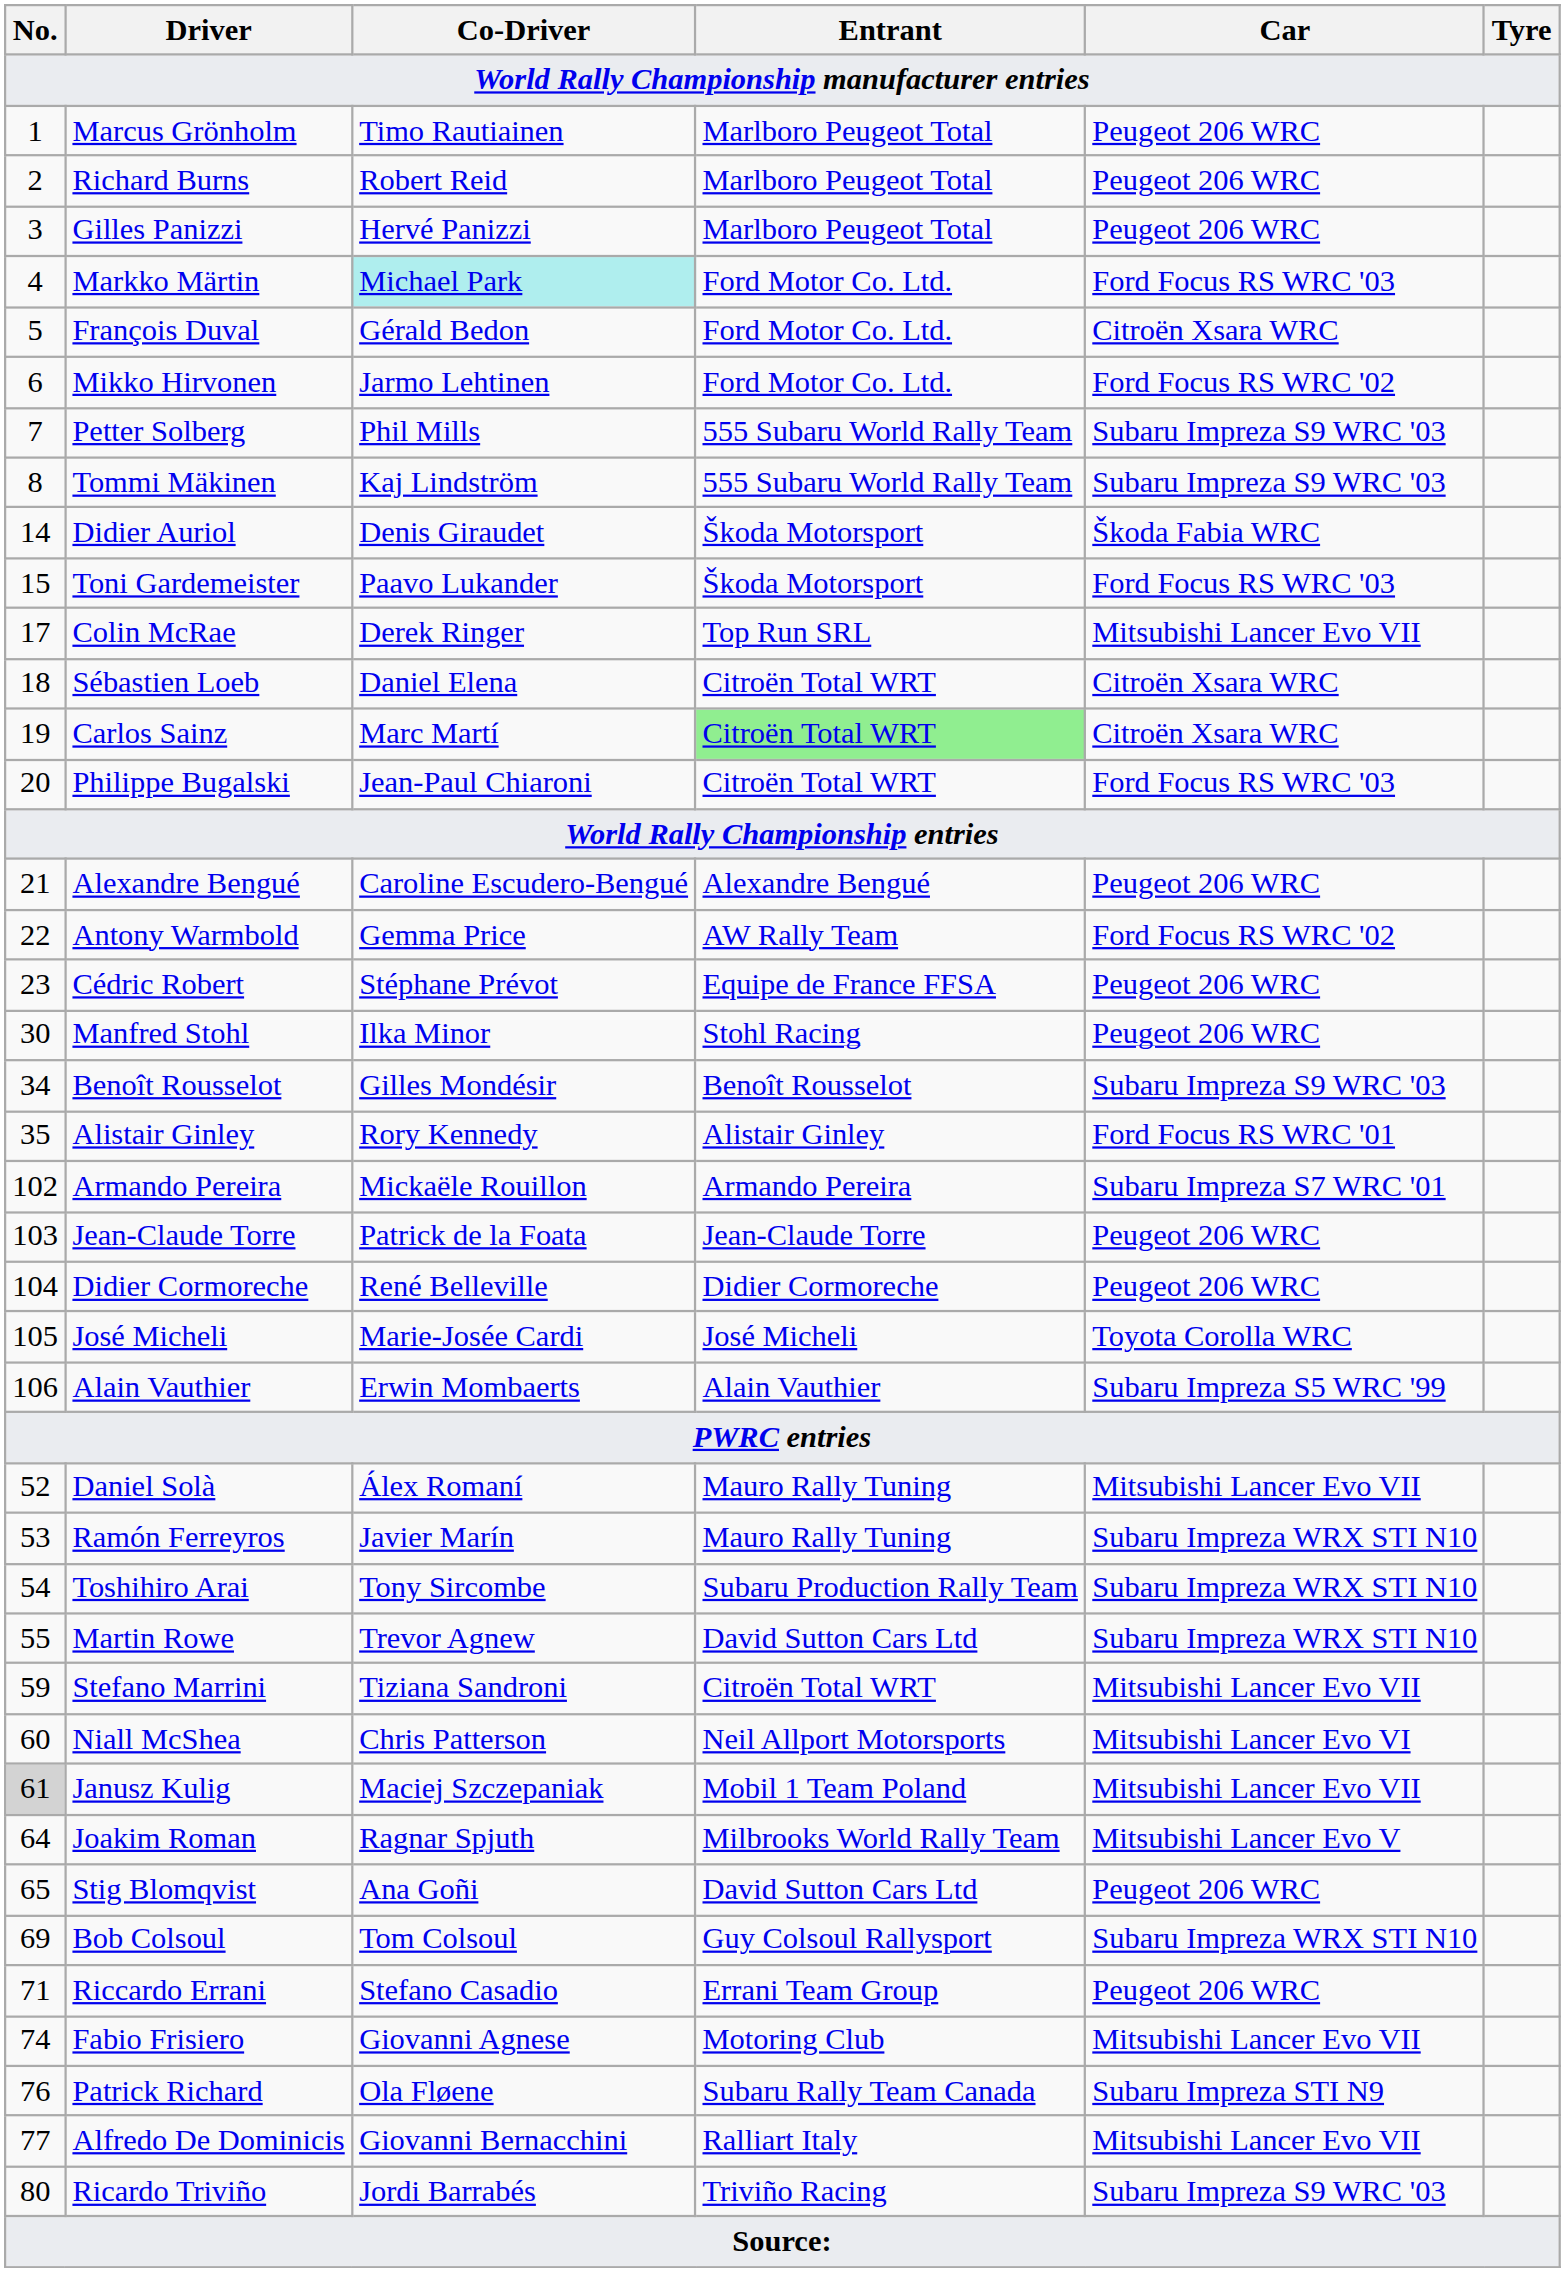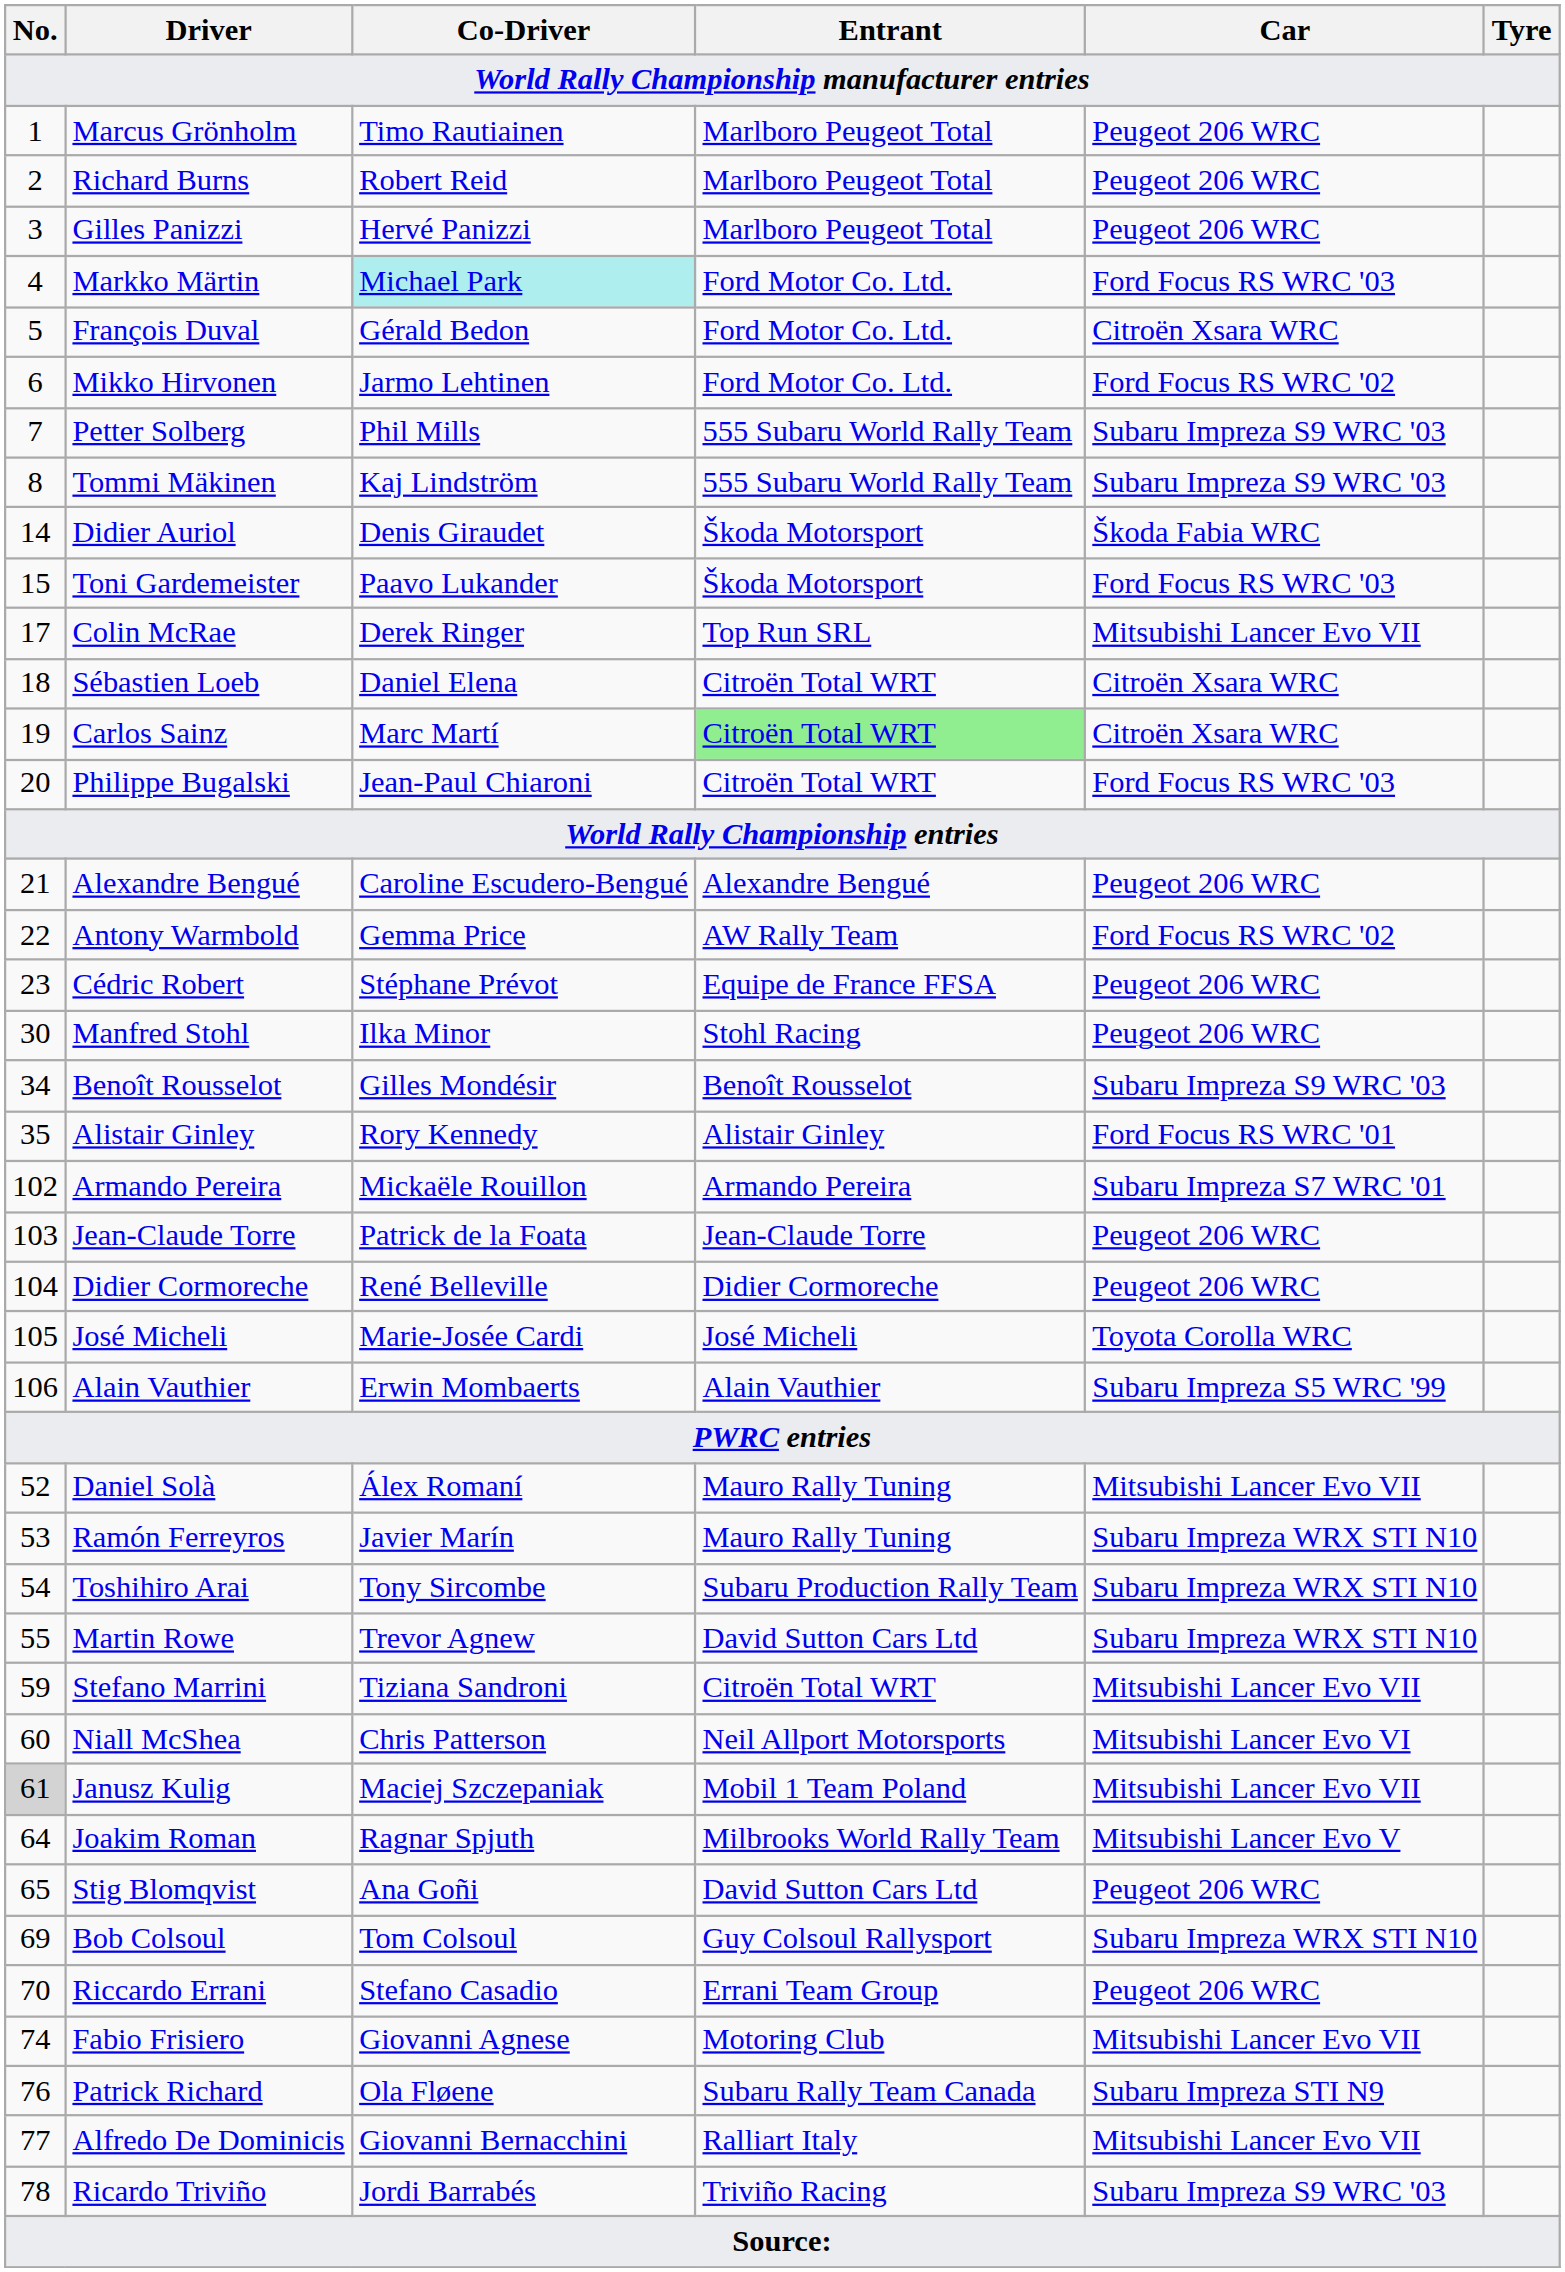(35, 1989) 71 -> (35, 1989) 70
(35, 2190) 80 -> (35, 2190) 78
